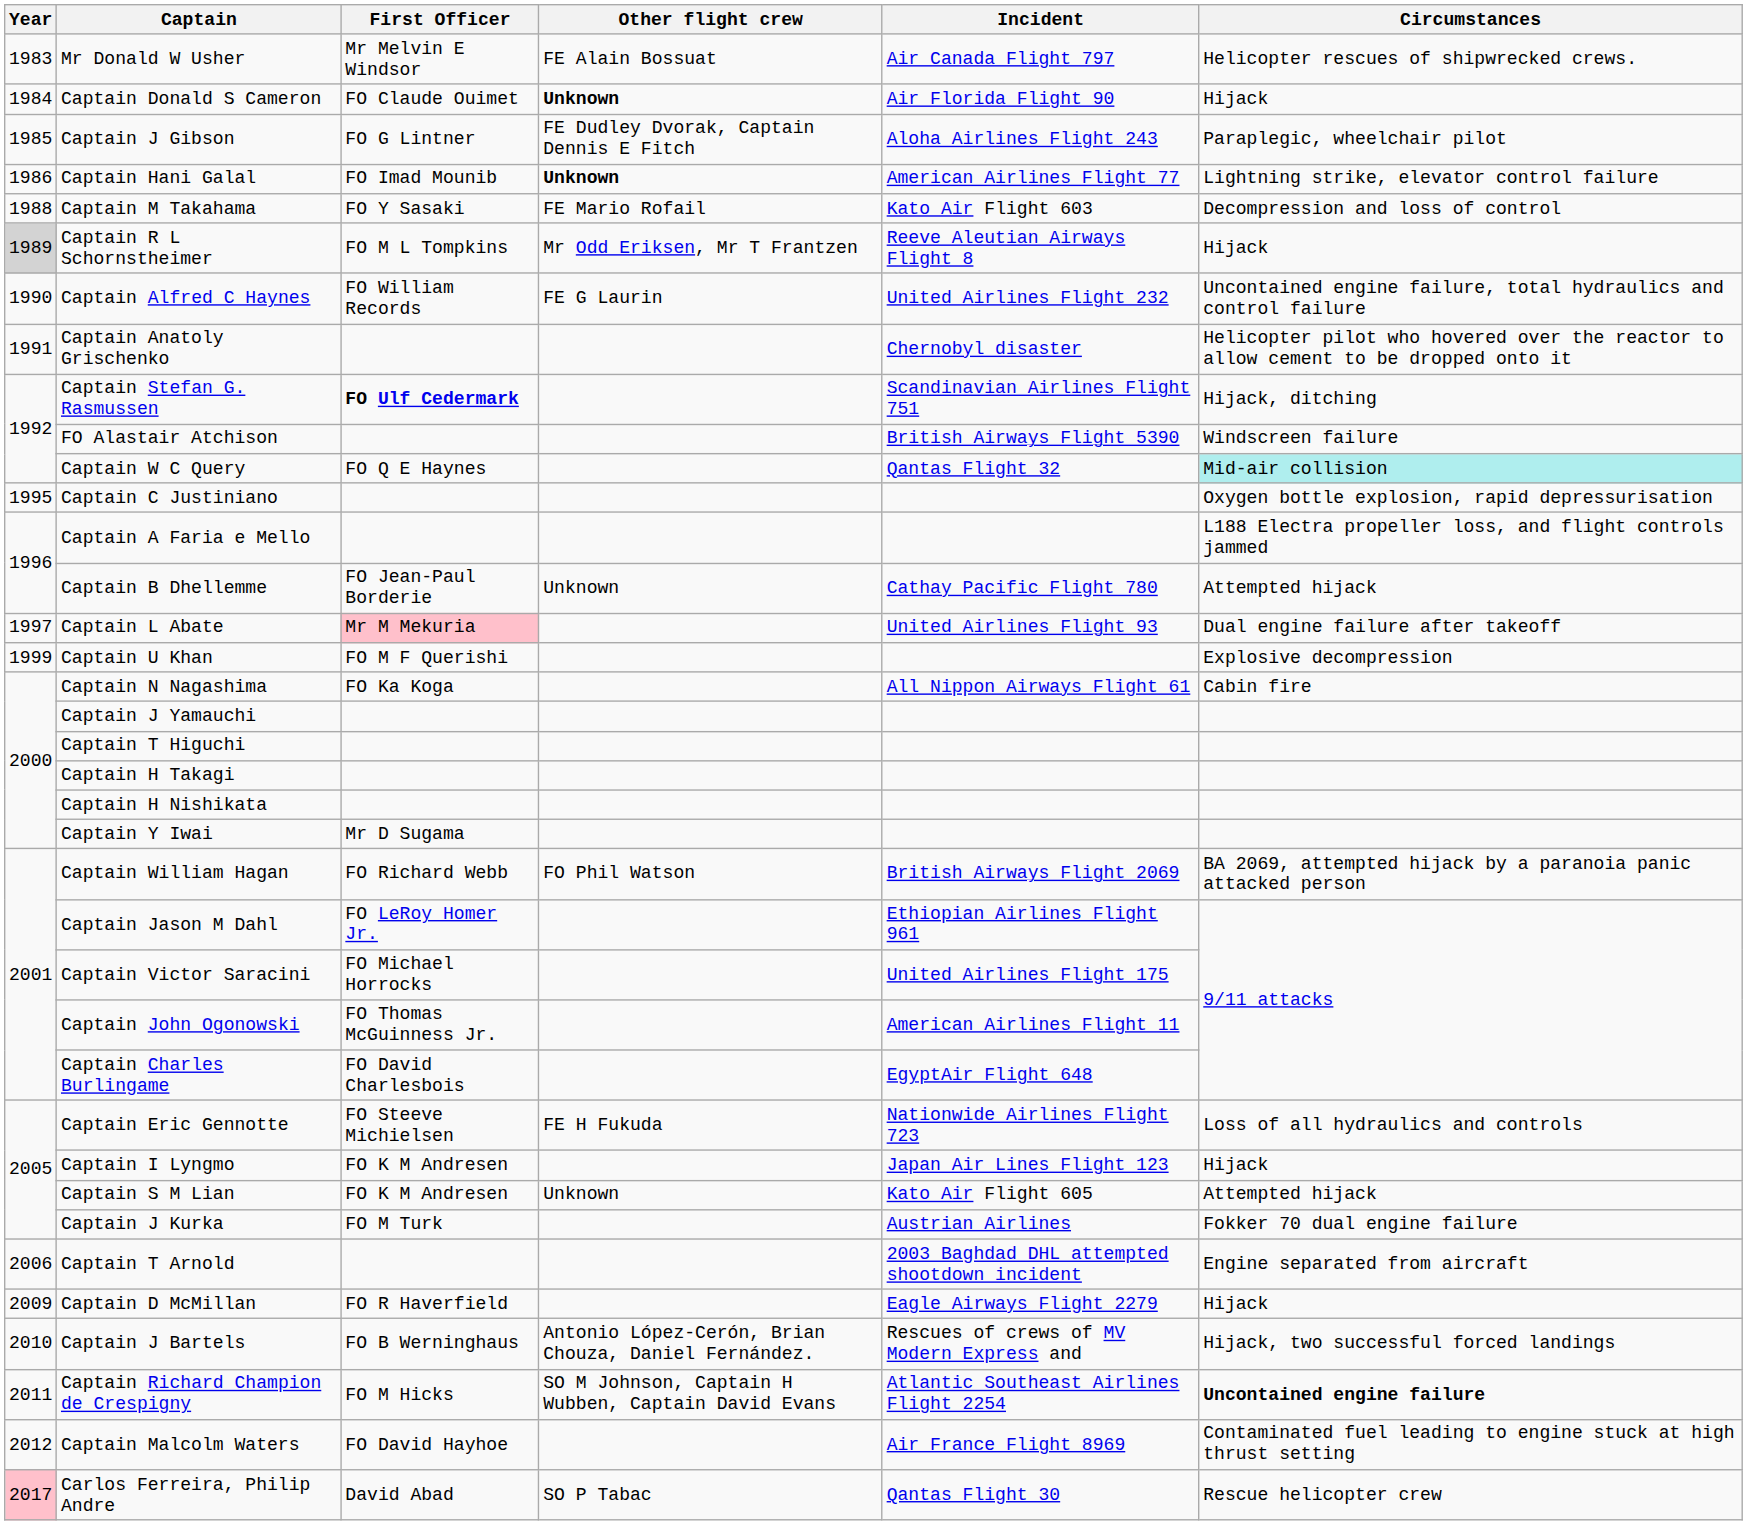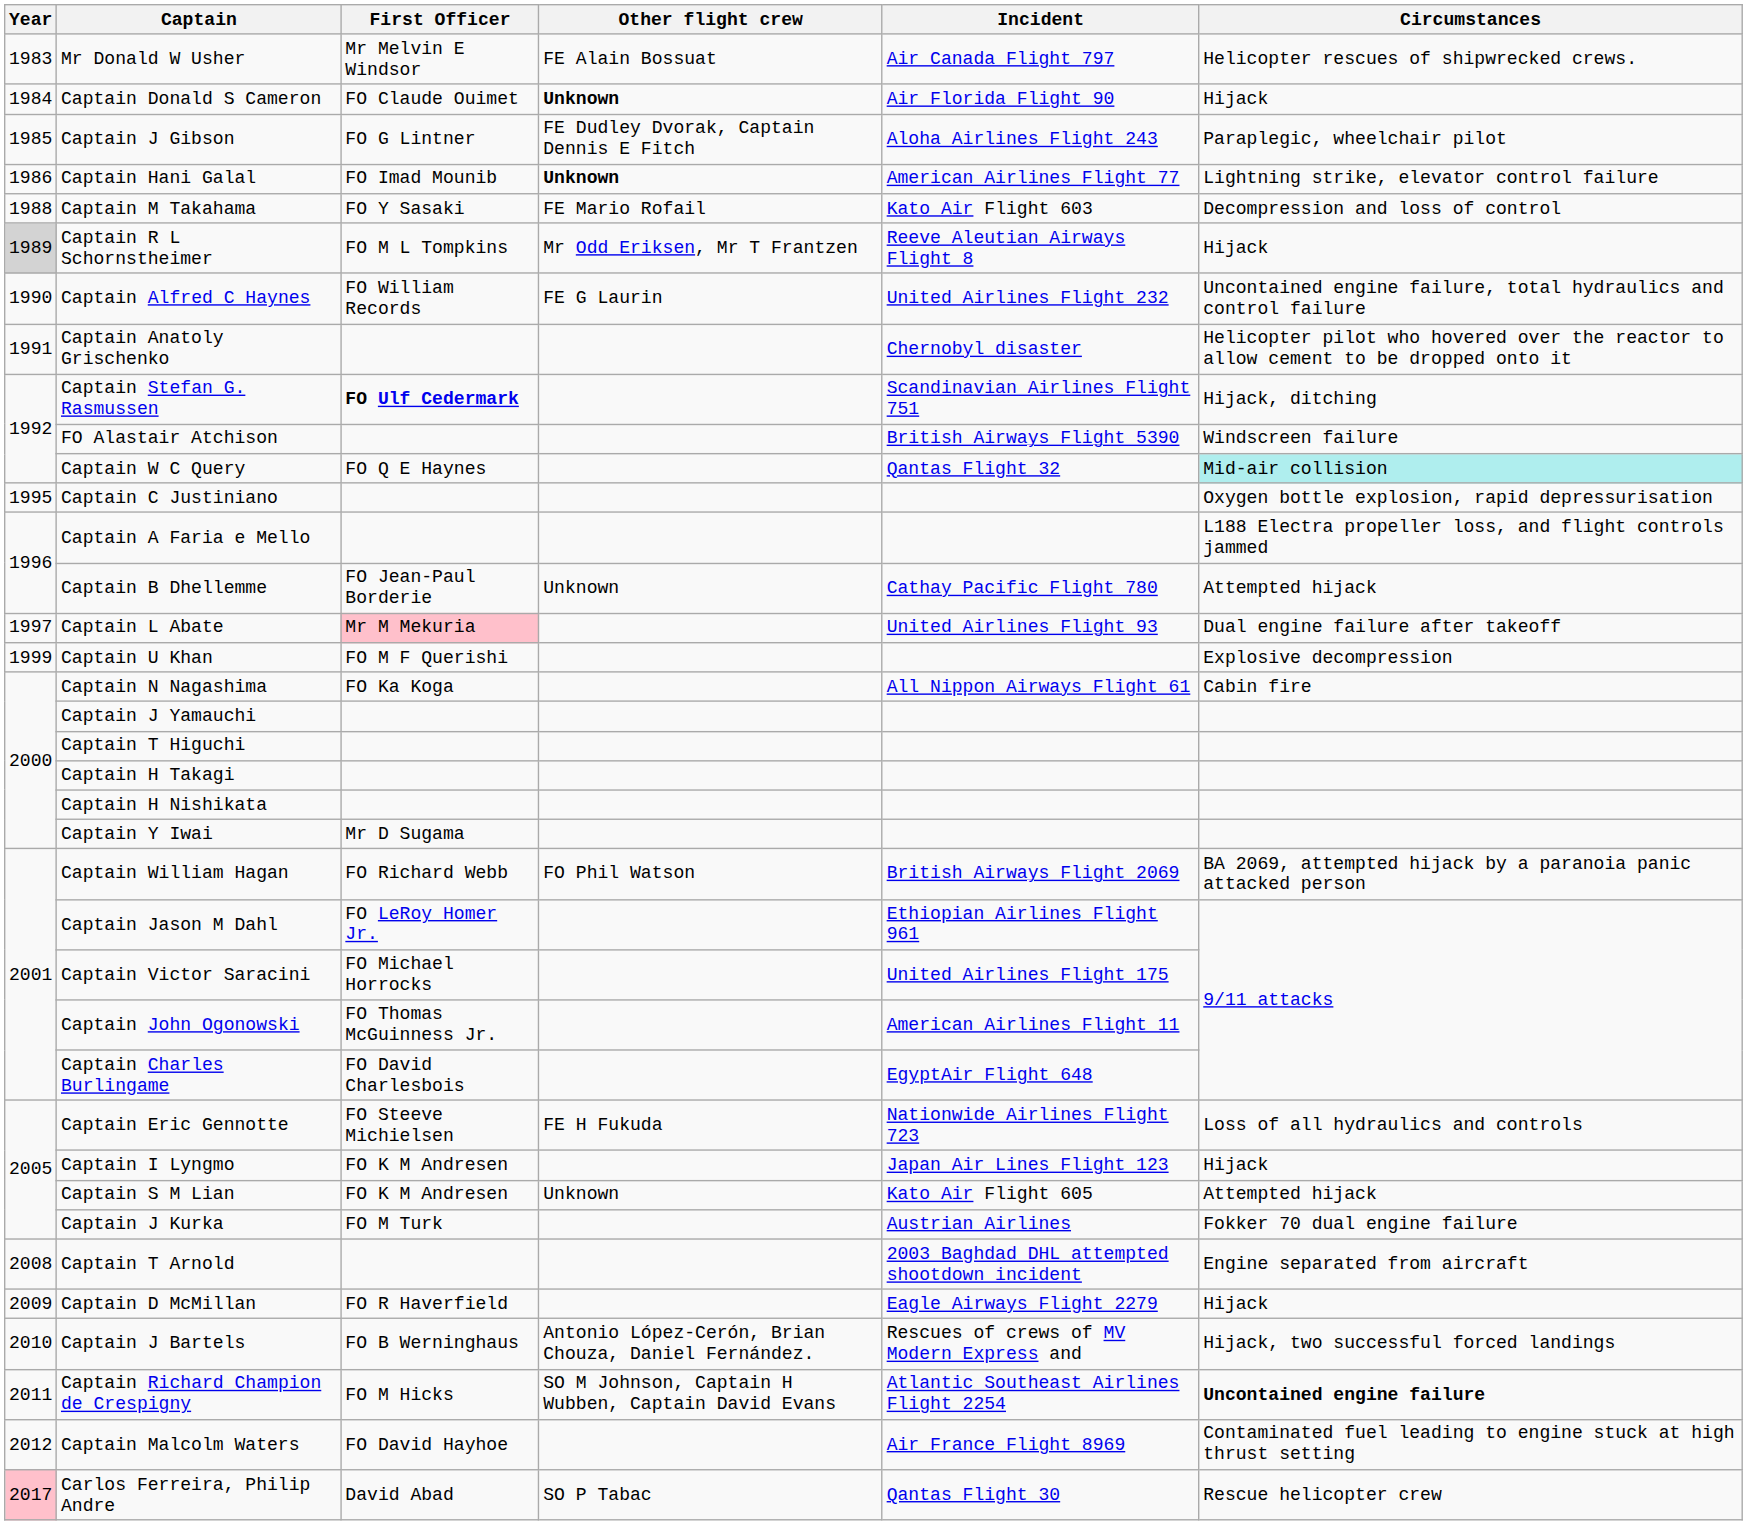(31, 1264) 2006 -> (31, 1264) 2008
